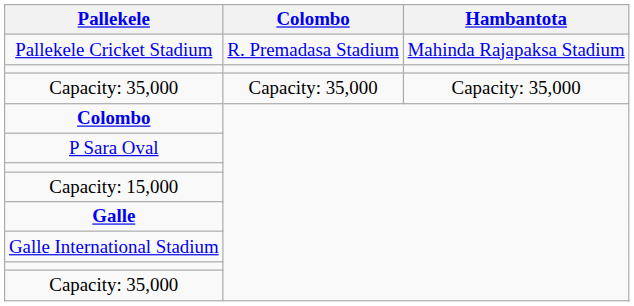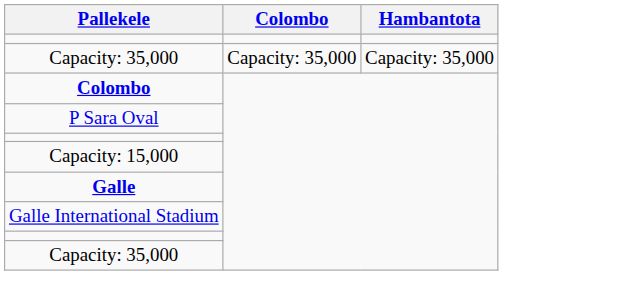- row: (114, 49)
